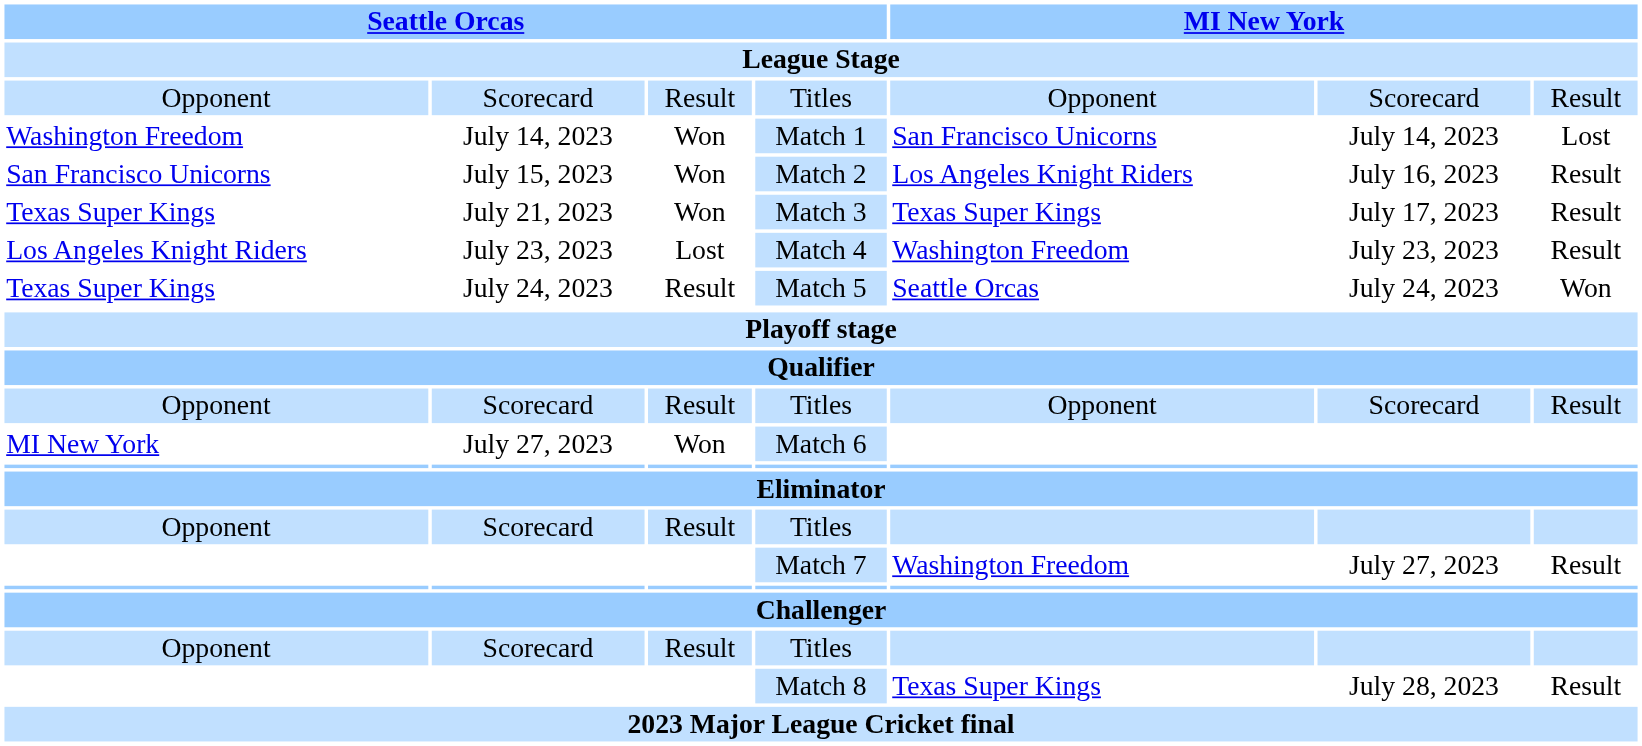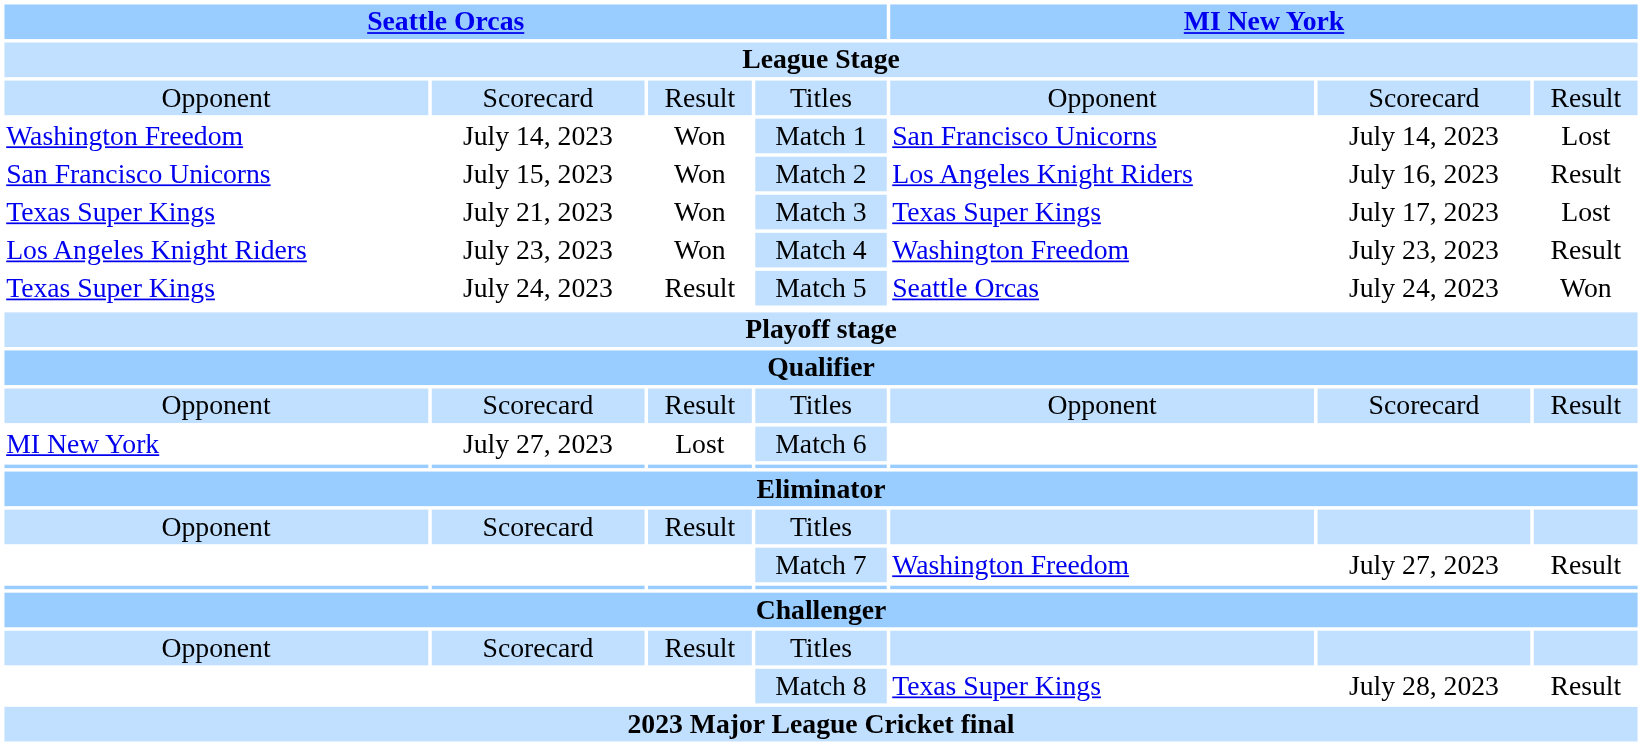(1586, 211) Result -> (1586, 211) Lost
(700, 249) Lost -> (700, 249) Won
(700, 443) Won -> (700, 443) Lost
